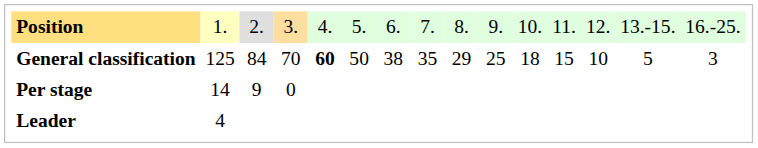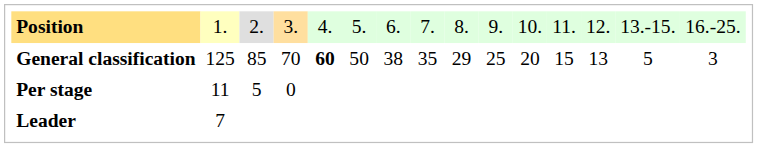(257, 58) 84 -> (257, 58) 85
(530, 58) 18 -> (530, 58) 20
(598, 58) 10 -> (598, 58) 13
(220, 89) 14 -> (220, 89) 11
(257, 89) 9 -> (257, 89) 5
(220, 120) 4 -> (220, 120) 7
